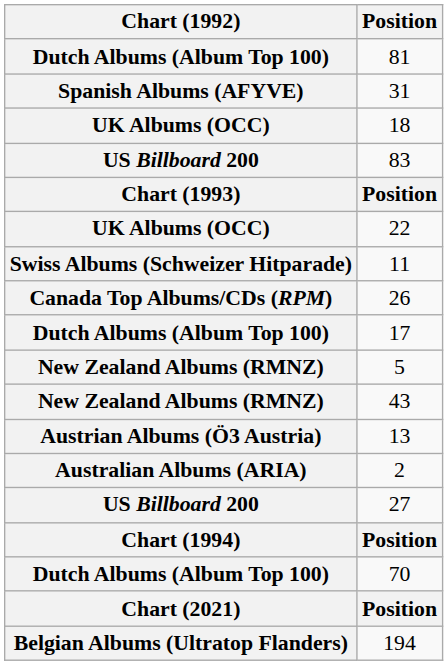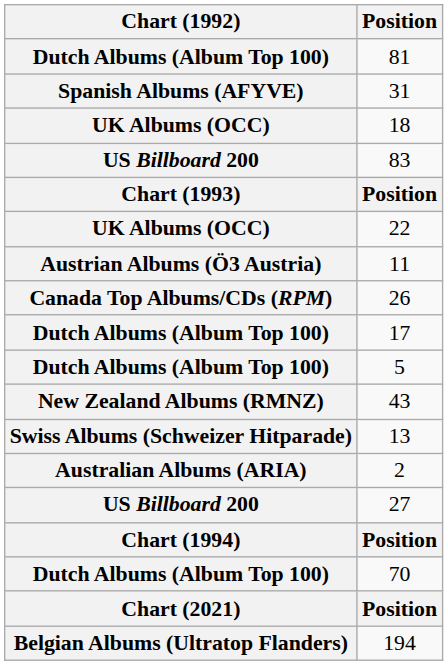(181, 263) Swiss Albums (Schweizer Hitparade) -> (181, 263) Austrian Albums (Ö3 Austria)
(181, 366) New Zealand Albums (RMNZ) -> (181, 366) Dutch Albums (Album Top 100)
(181, 435) Austrian Albums (Ö3 Austria) -> (181, 435) Swiss Albums (Schweizer Hitparade)
